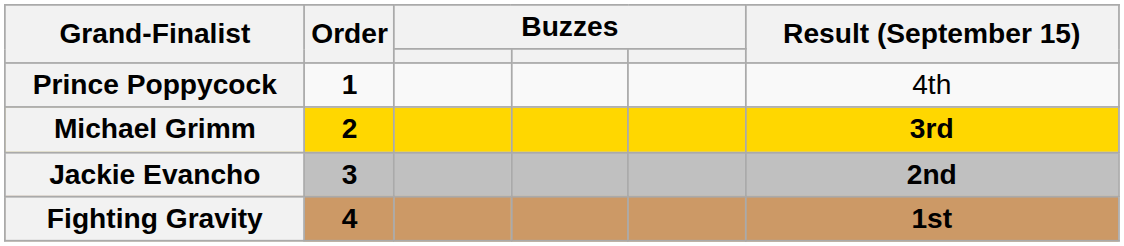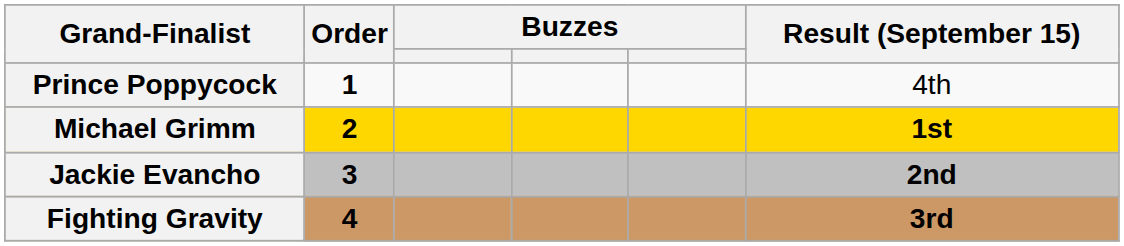(932, 129) 3rd -> (932, 129) 1st
(932, 218) 1st -> (932, 218) 3rd
